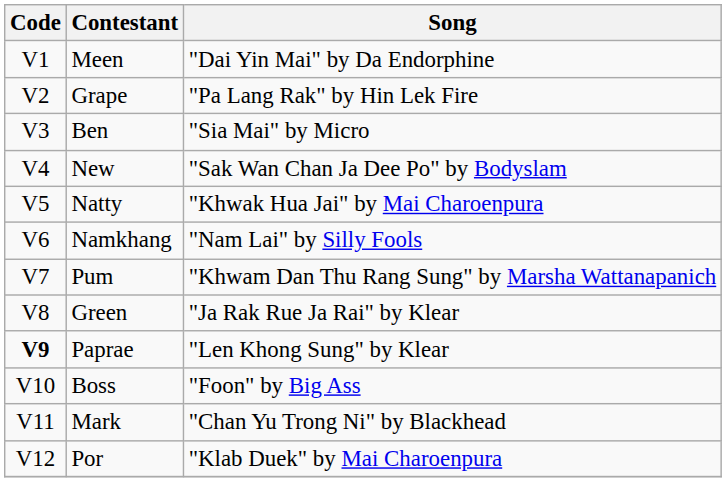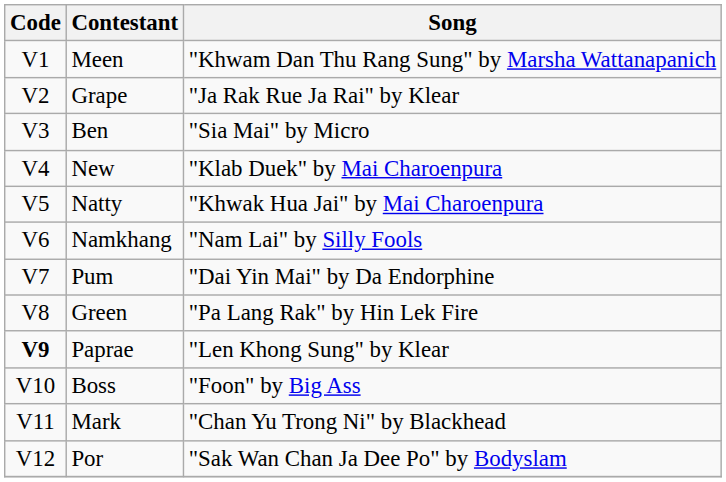(342, 58) "Dai Yin Mai" by Da Endorphine -> (452, 58) "Khwam Dan Thu Rang Sung" by Marsha Wattanapanich
(333, 95) "Pa Lang Rak" by Hin Lek Fire -> (324, 95) "Ja Rak Rue Ja Rai" by Klear
(378, 167) "Sak Wan Chan Ja Dee Po" by Bodyslam -> (345, 167) "Klab Duek" by Mai Charoenpura
(452, 276) "Khwam Dan Thu Rang Sung" by Marsha Wattanapanich -> (342, 276) "Dai Yin Mai" by Da Endorphine
(324, 312) "Ja Rak Rue Ja Rai" by Klear -> (333, 312) "Pa Lang Rak" by Hin Lek Fire
(345, 458) "Klab Duek" by Mai Charoenpura -> (378, 458) "Sak Wan Chan Ja Dee Po" by Bodyslam
